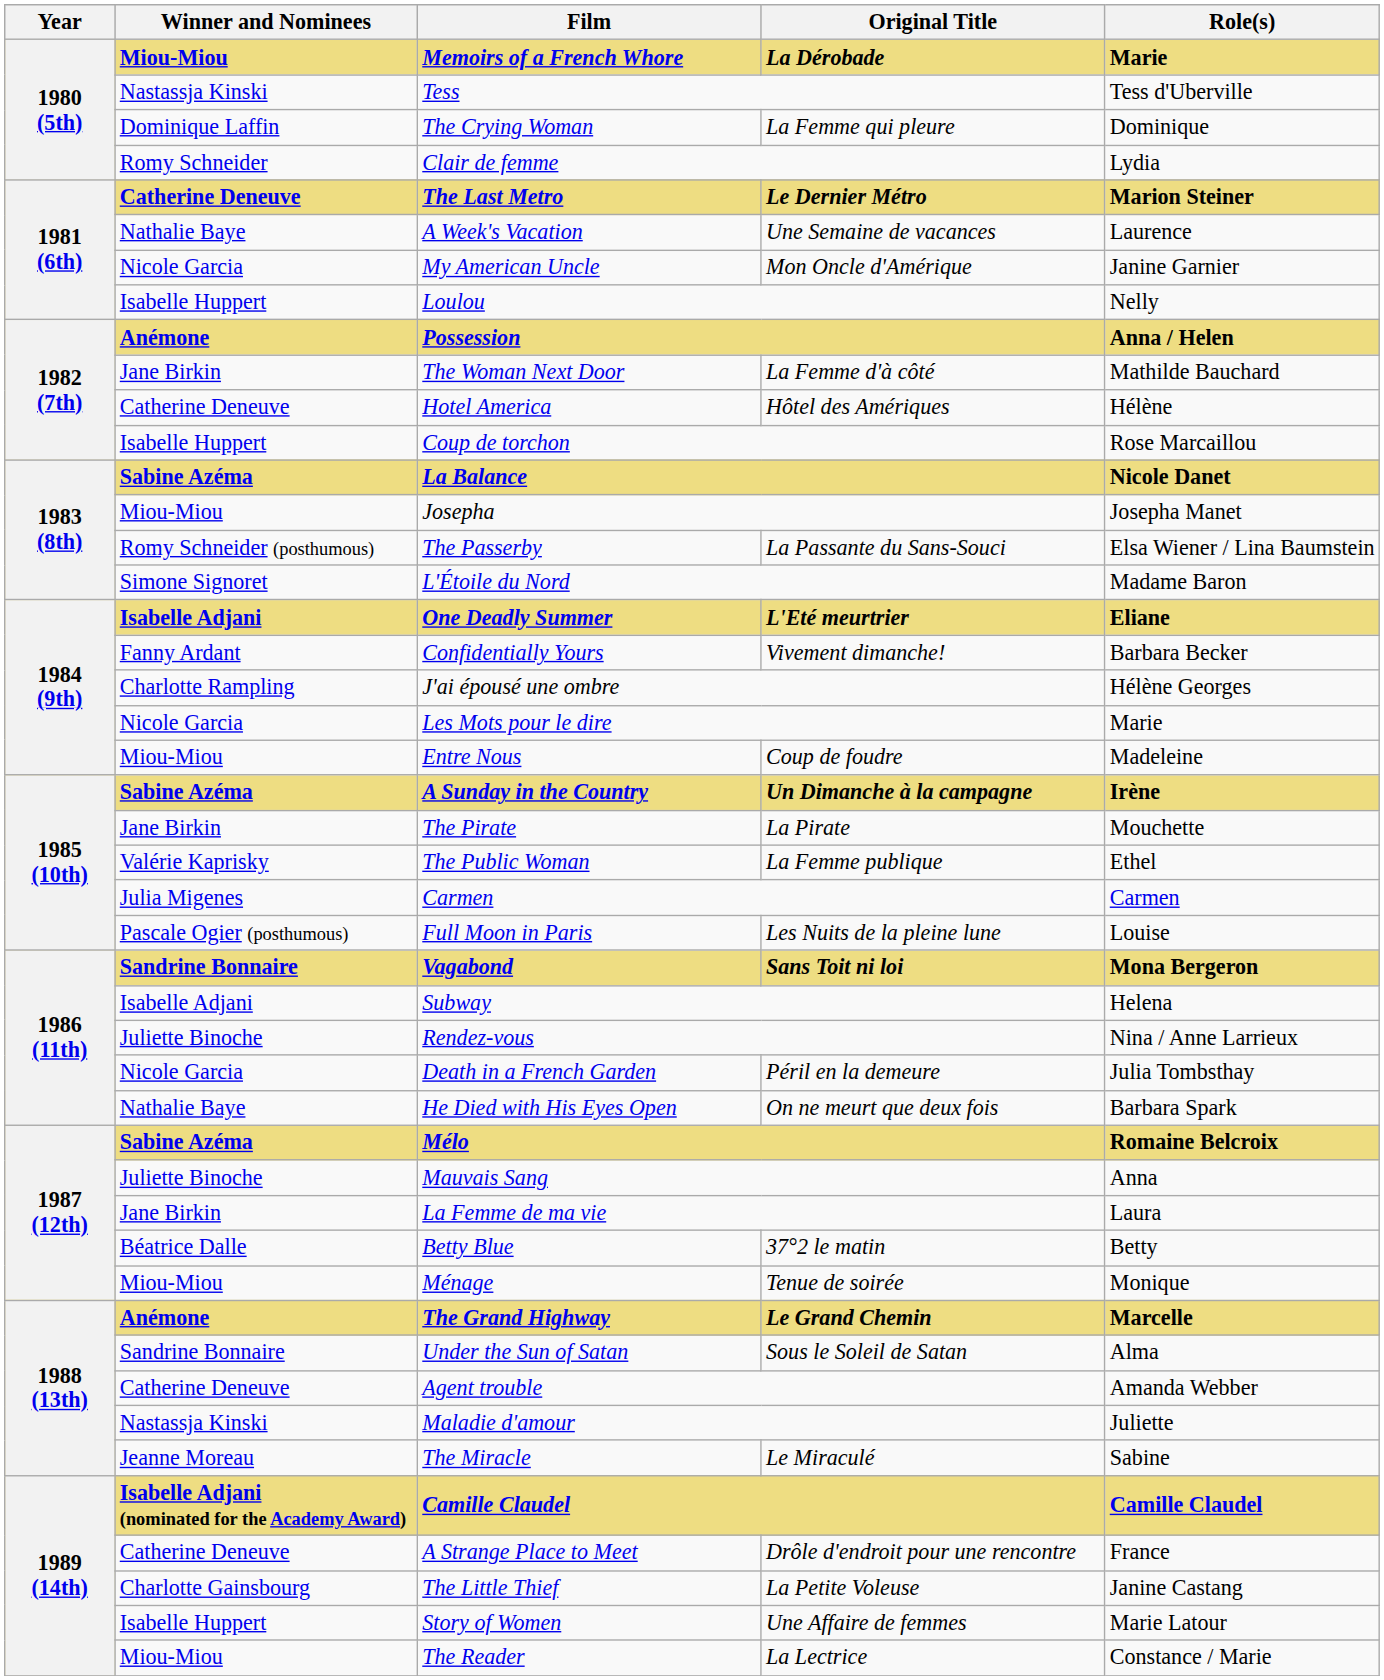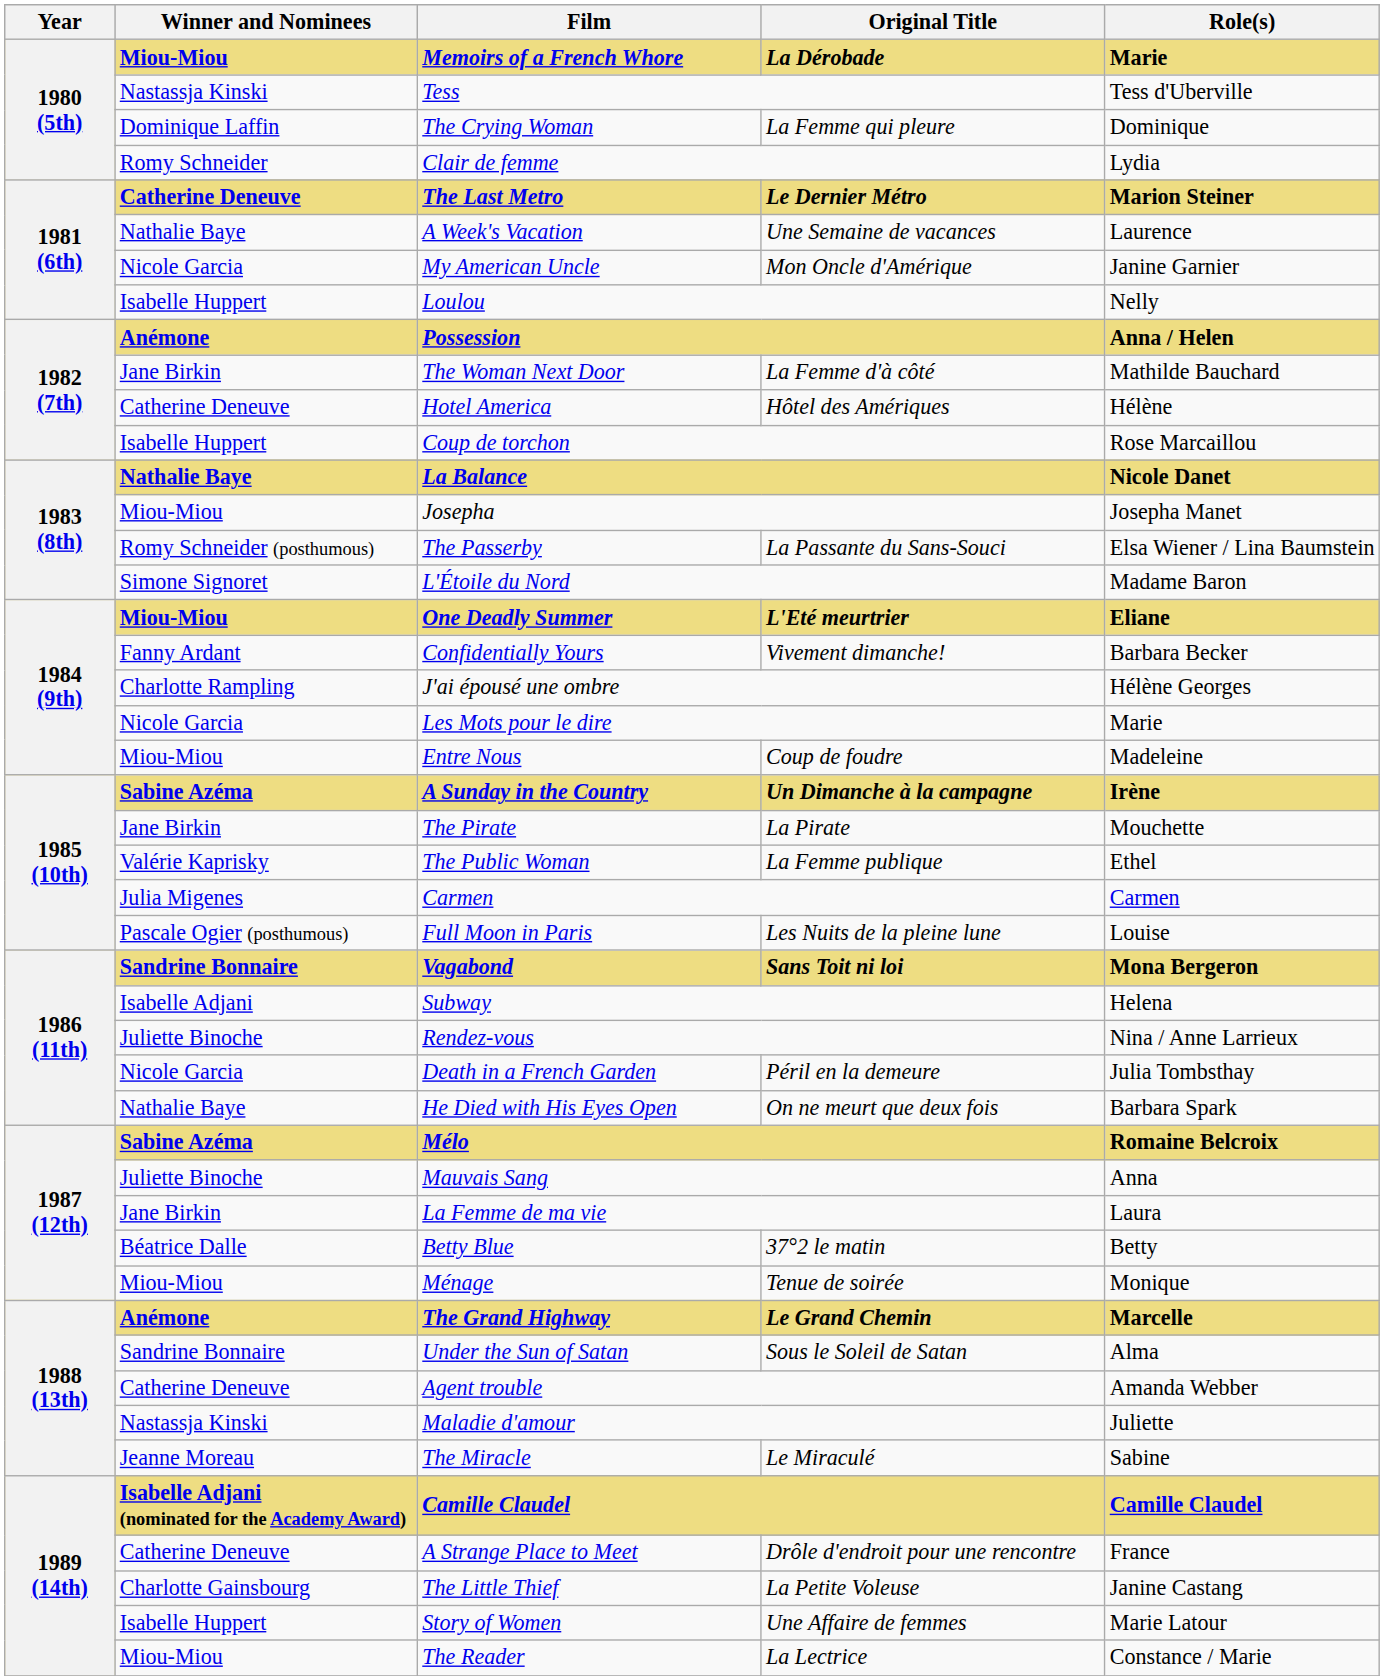(186, 477) Sabine Azéma -> (186, 477) Nathalie Baye
(191, 617) Isabelle Adjani -> (174, 617) Miou-Miou
